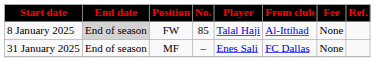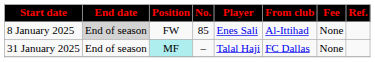(238, 30) Talal Haji -> (237, 30) Enes Sali
(171, 48) no background -> (171, 48) paleturquoise background
(237, 48) Enes Sali -> (238, 48) Talal Haji
